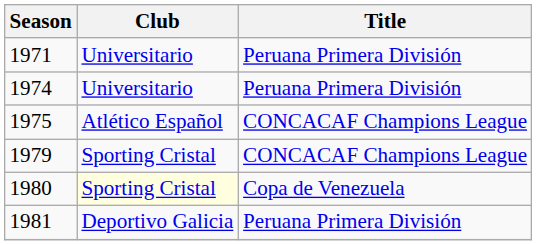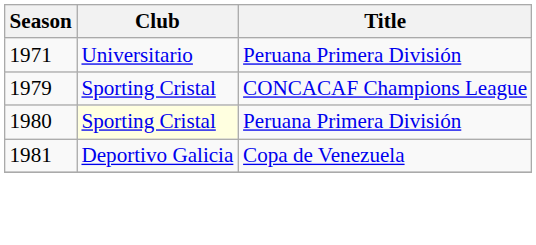- row: (31, 88)
- row: (31, 121)
(324, 188) Copa de Venezuela -> (352, 121) Peruana Primera División
(352, 222) Peruana Primera División -> (324, 155) Copa de Venezuela
